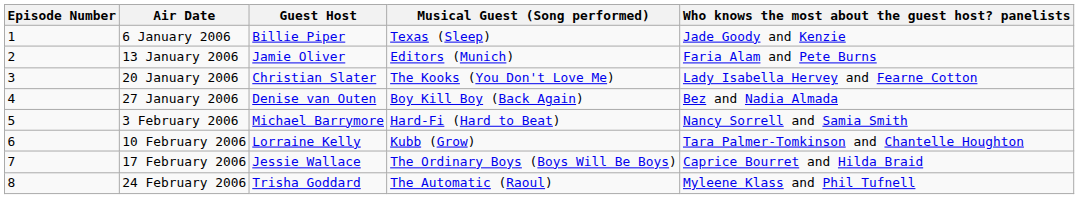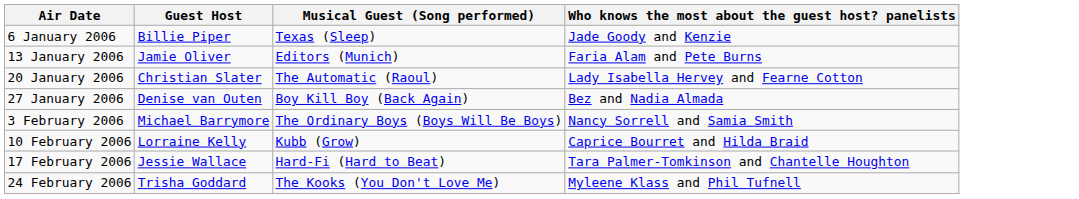- column: (62, 15)
(502, 78) The Kooks (You Don't Love Me) -> (357, 78) The Automatic (Raoul)
(475, 120) Hard-Fi (Hard to Beat) -> (419, 120) The Ordinary Boys (Boys Will Be Boys)
(853, 141) Tara Palmer-Tomkinson and Chantelle Houghton -> (688, 141) Caprice Bourret and Hilda Braid
(533, 162) The Ordinary Boys (Boys Will Be Boys) -> (361, 162) Hard-Fi (Hard to Beat)
(803, 162) Caprice Bourret and Hilda Braid -> (739, 162) Tara Palmer-Tomkinson and Chantelle Houghton
(471, 183) The Automatic (Raoul) -> (388, 183) The Kooks (You Don't Love Me)
